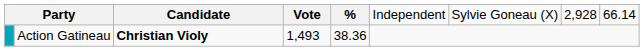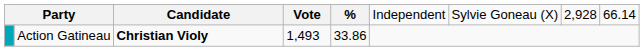(350, 35) 38.36 -> (350, 35) 33.86
